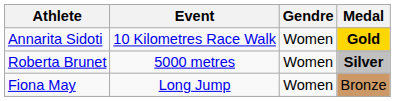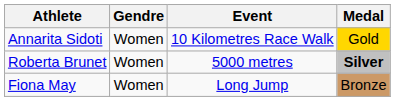columns swapped: (308, 16) <-> (195, 16)
(363, 39) bold -> (363, 39) normal
